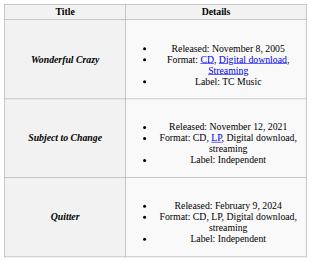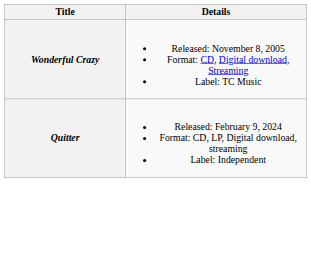- row: (65, 138)
